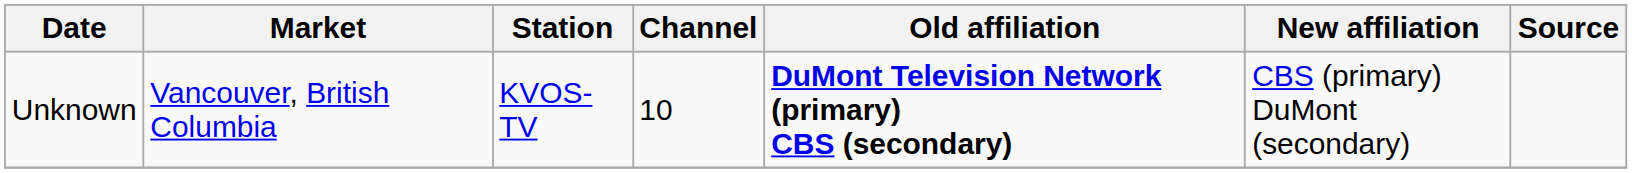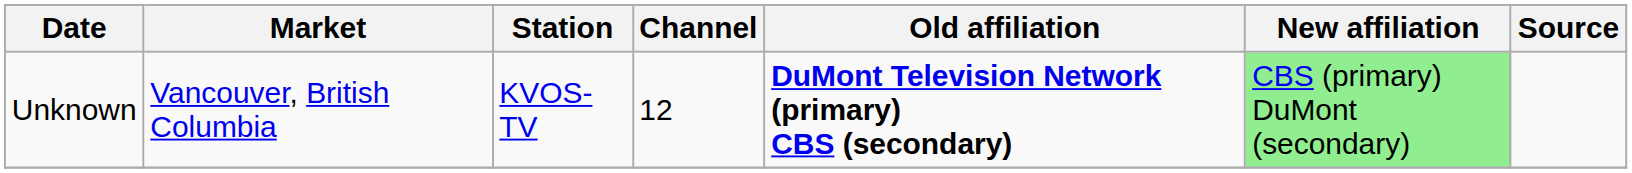(656, 109) 10 -> (656, 109) 12
(1347, 109) no background -> (1347, 109) lightgreen background
